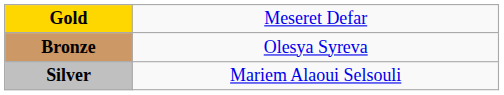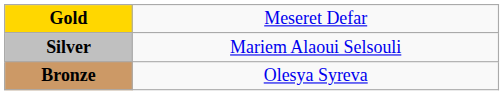rows swapped: (69, 75) <-> (69, 47)
